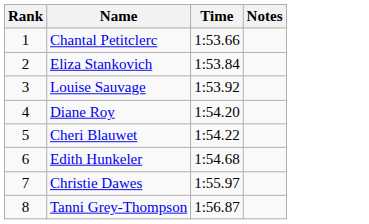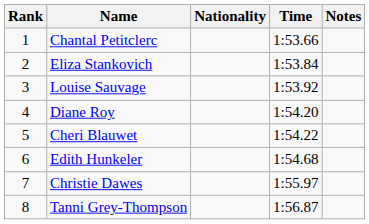+ column: (230, 16)
